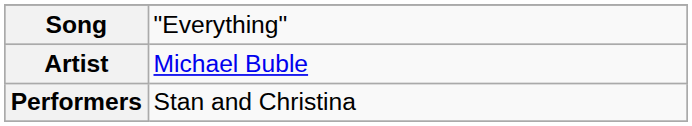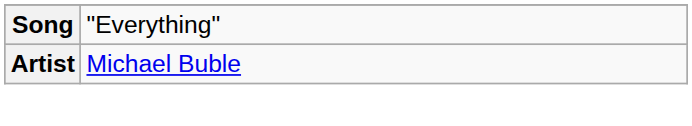- row: (76, 103)
